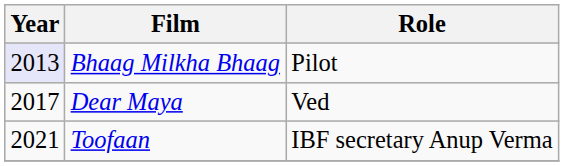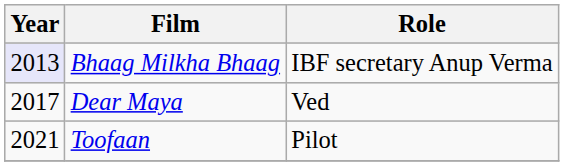(314, 62) Pilot -> (422, 62) IBF secretary Anup Verma
(422, 140) IBF secretary Anup Verma -> (314, 140) Pilot
